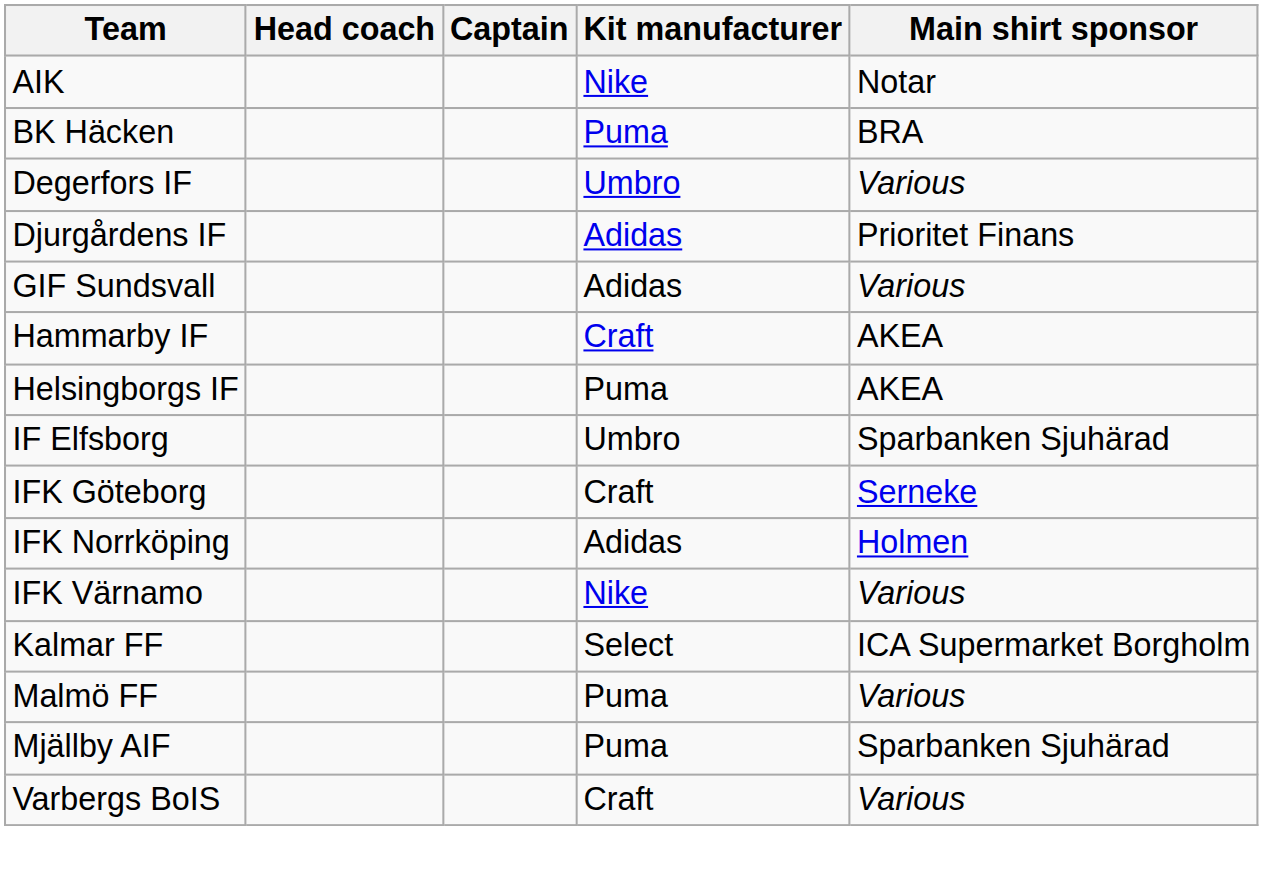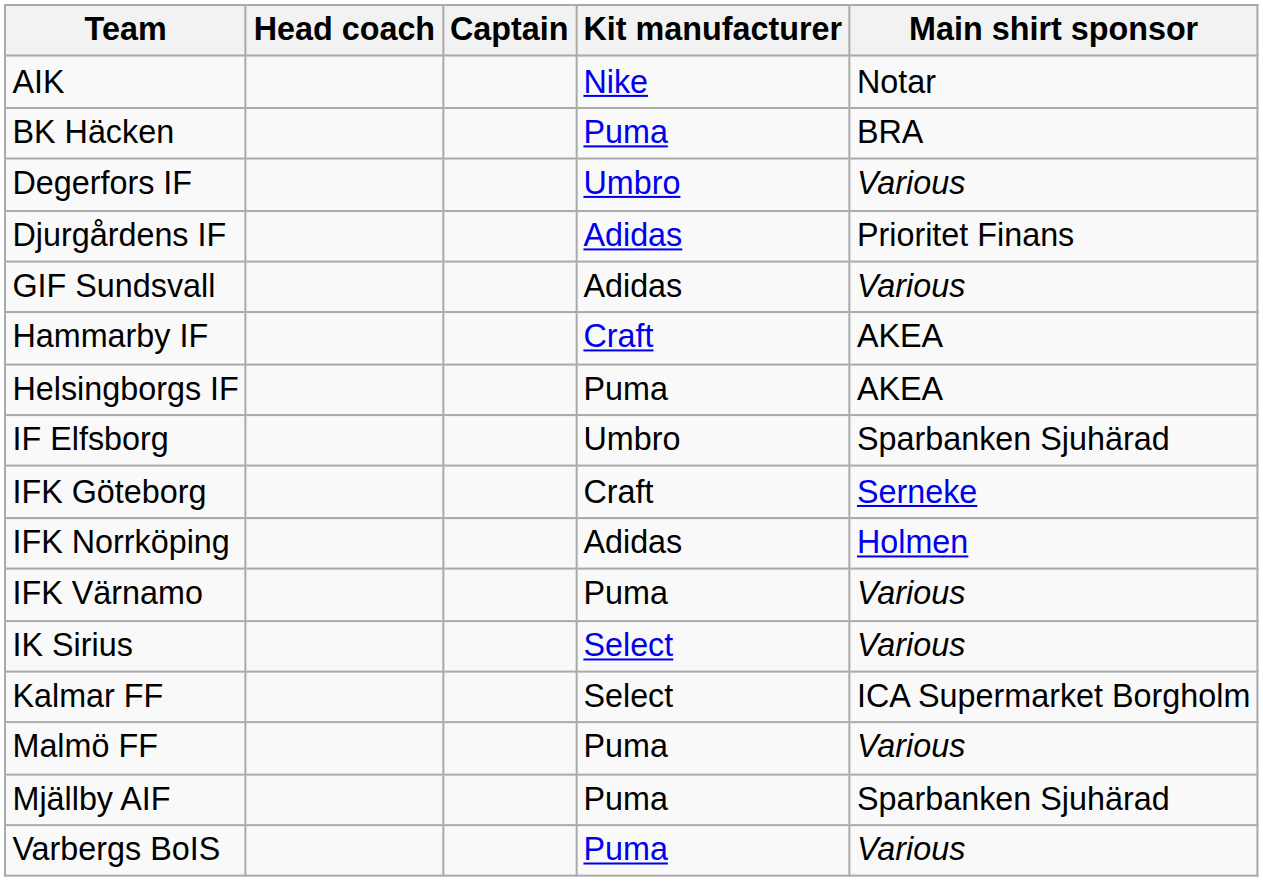(616, 593) Nike -> (626, 593) Puma
+ row: (73, 645)
(618, 798) Craft -> (626, 850) Puma
